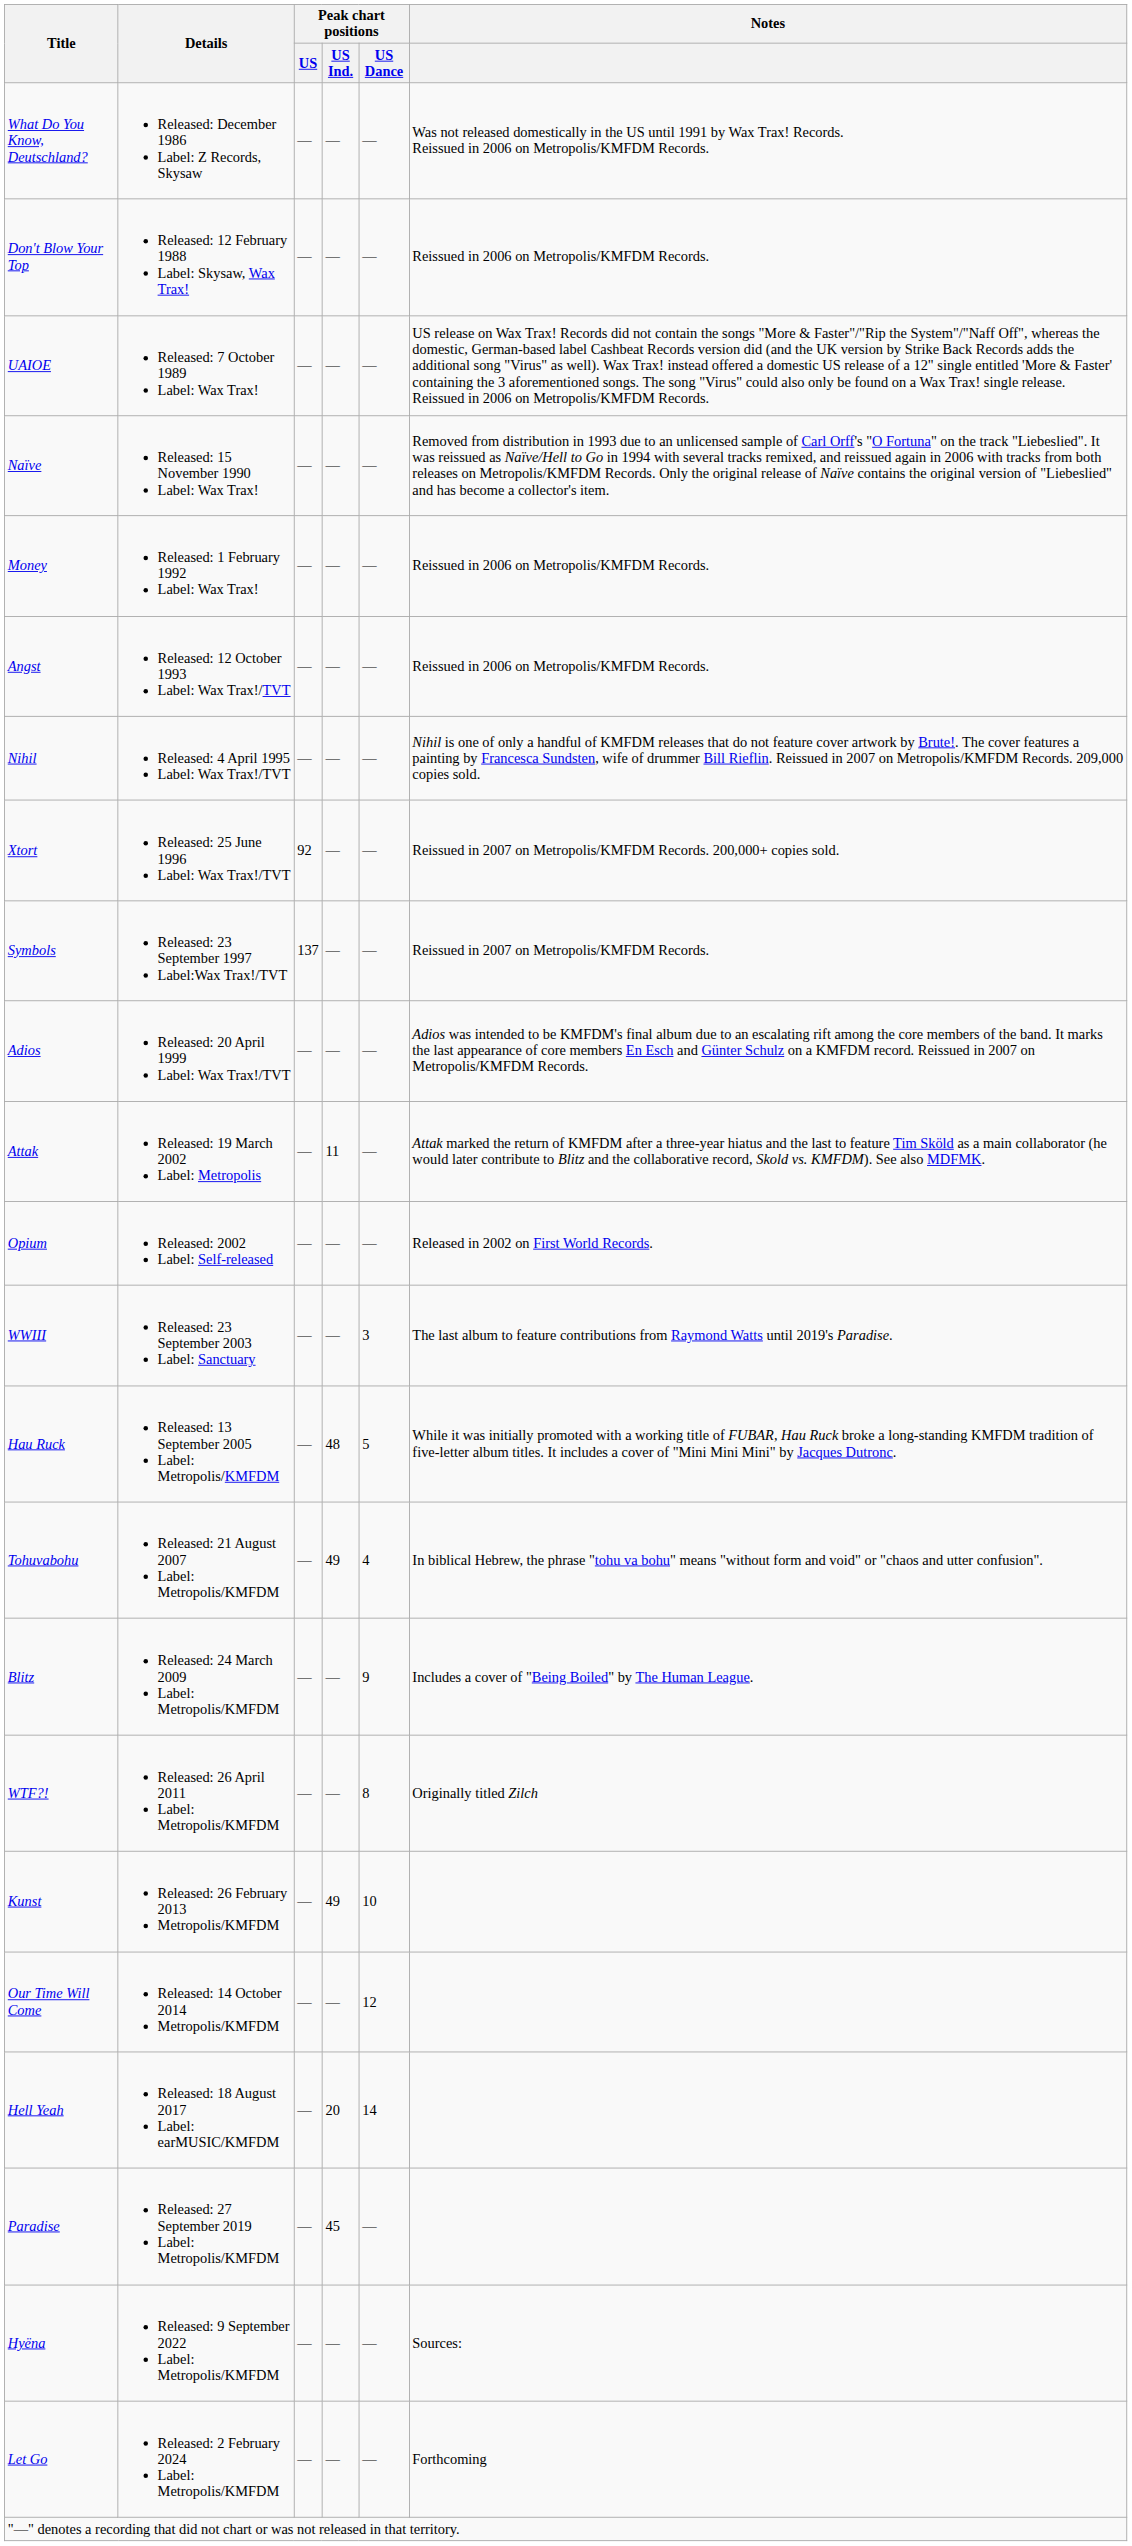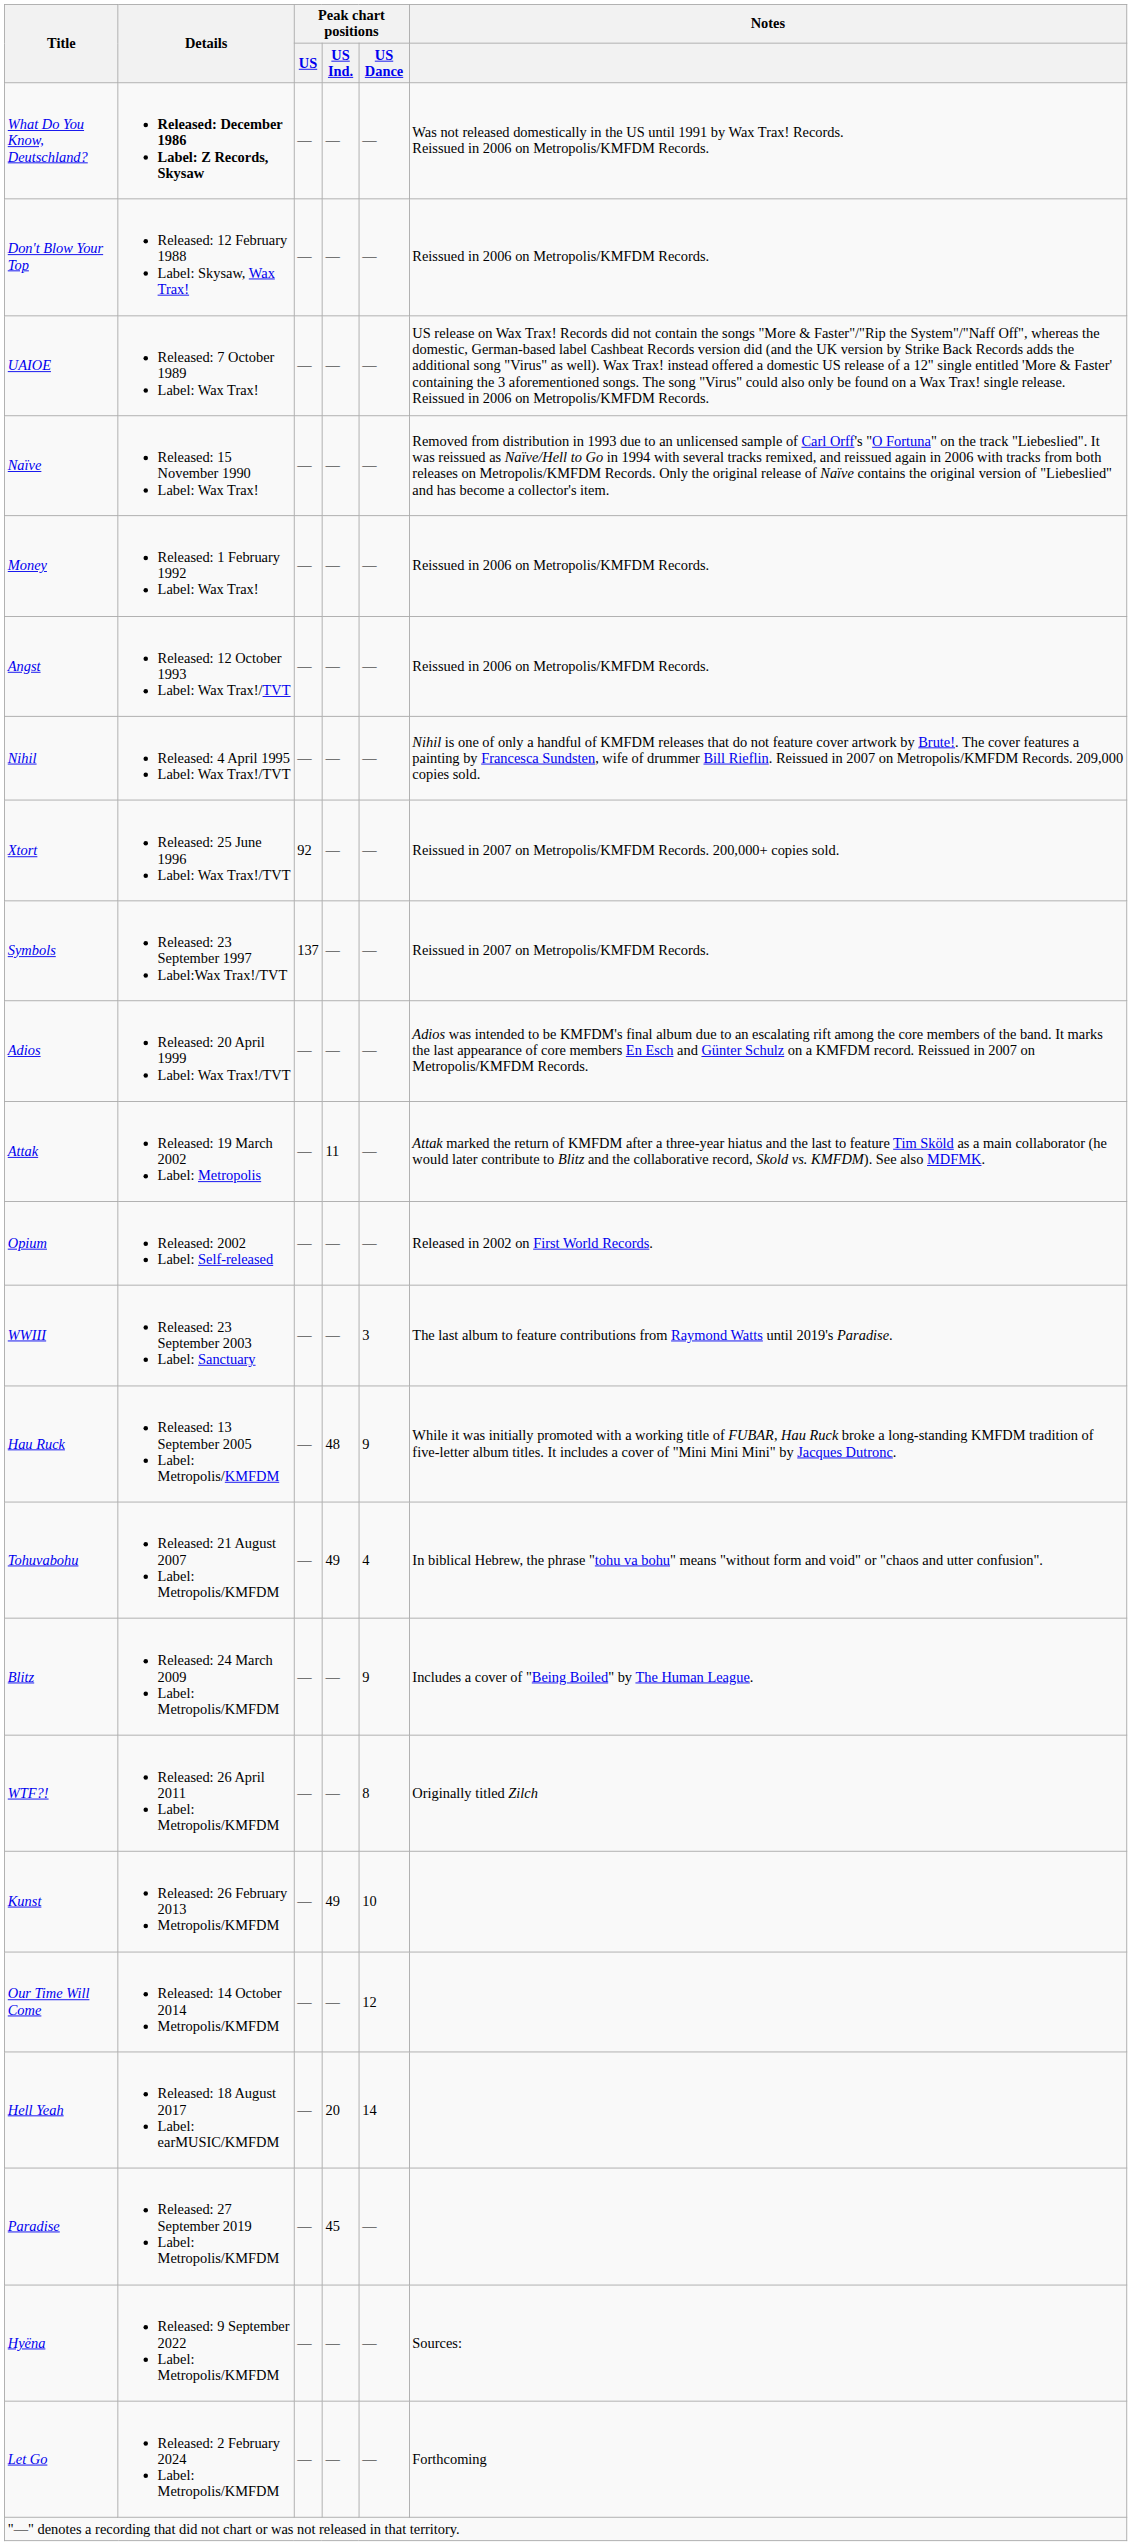(206, 149) normal -> (206, 149) bold
(366, 1443) 5 -> (366, 1443) 9
